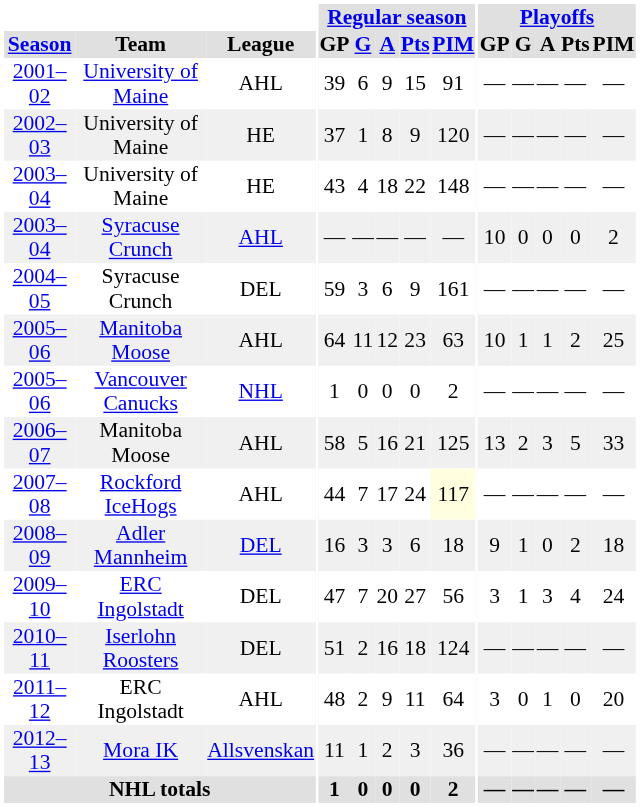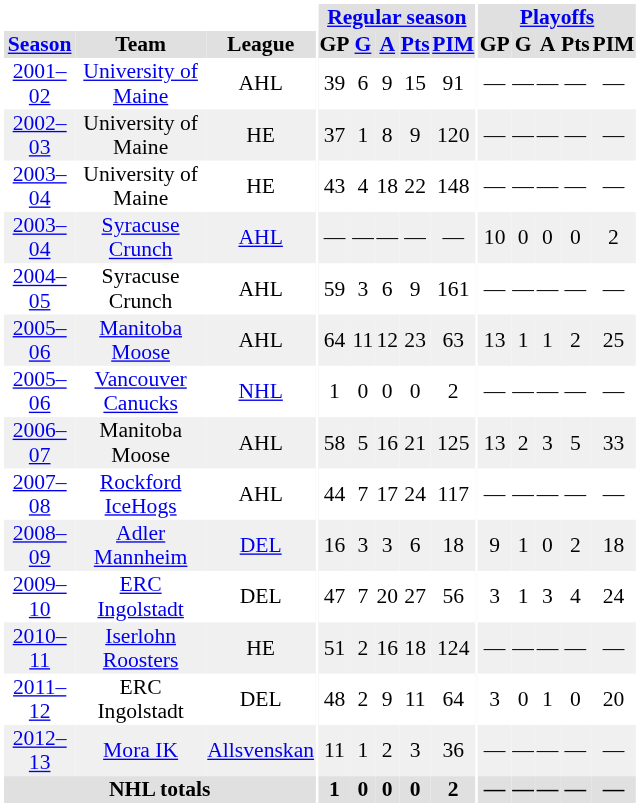(261, 288) DEL -> (261, 288) AHL
(495, 339) 10 -> (495, 339) 13
(453, 493) lightyellow background -> (453, 493) no background
(261, 647) DEL -> (261, 647) HE
(261, 699) AHL -> (261, 699) DEL
